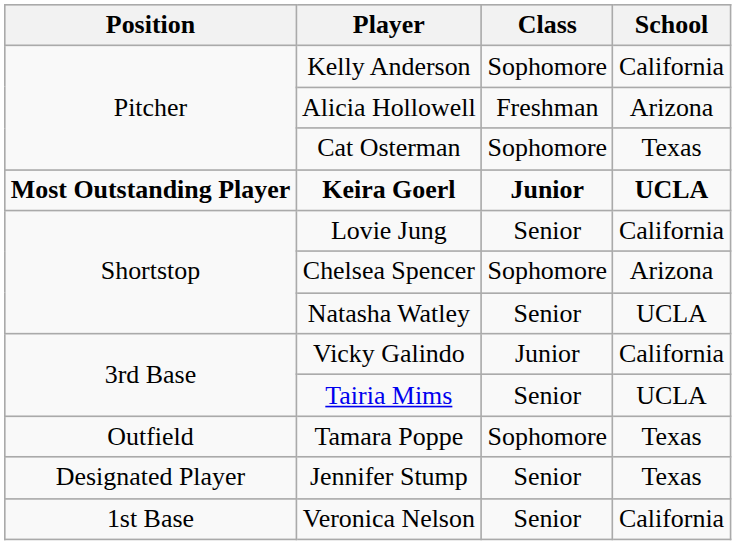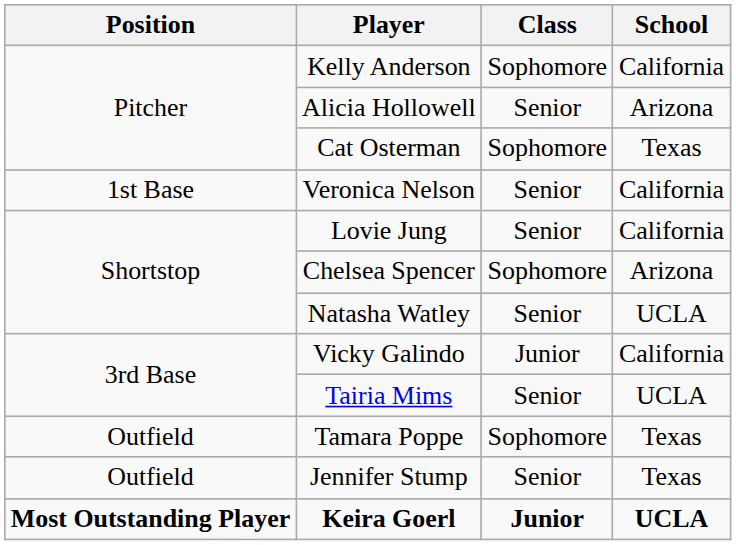(547, 107) Freshman -> (547, 107) Senior
rows swapped: (389, 518) <-> (389, 189)
(150, 477) Designated Player -> (150, 477) Outfield
